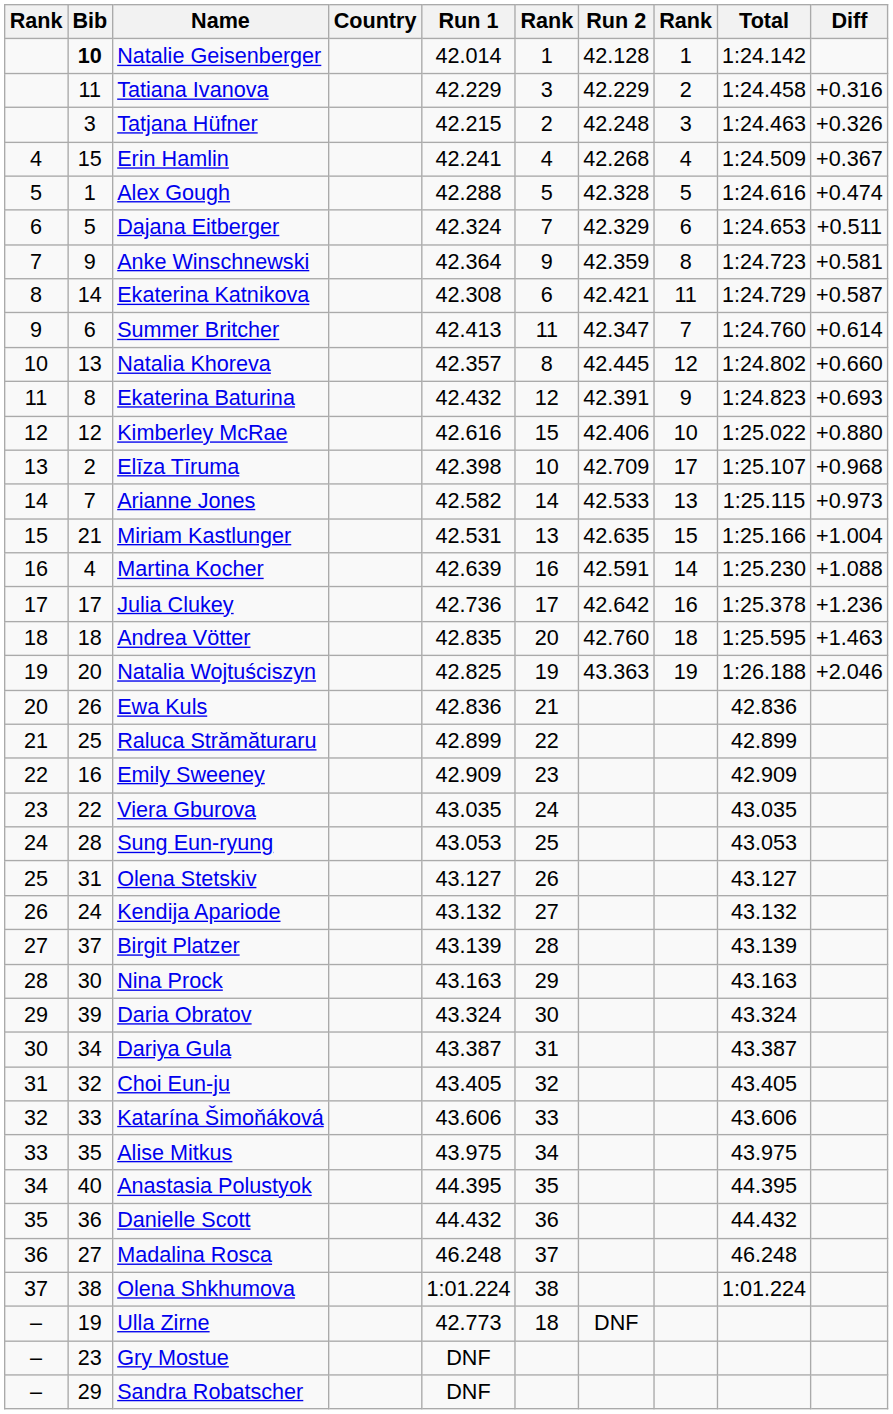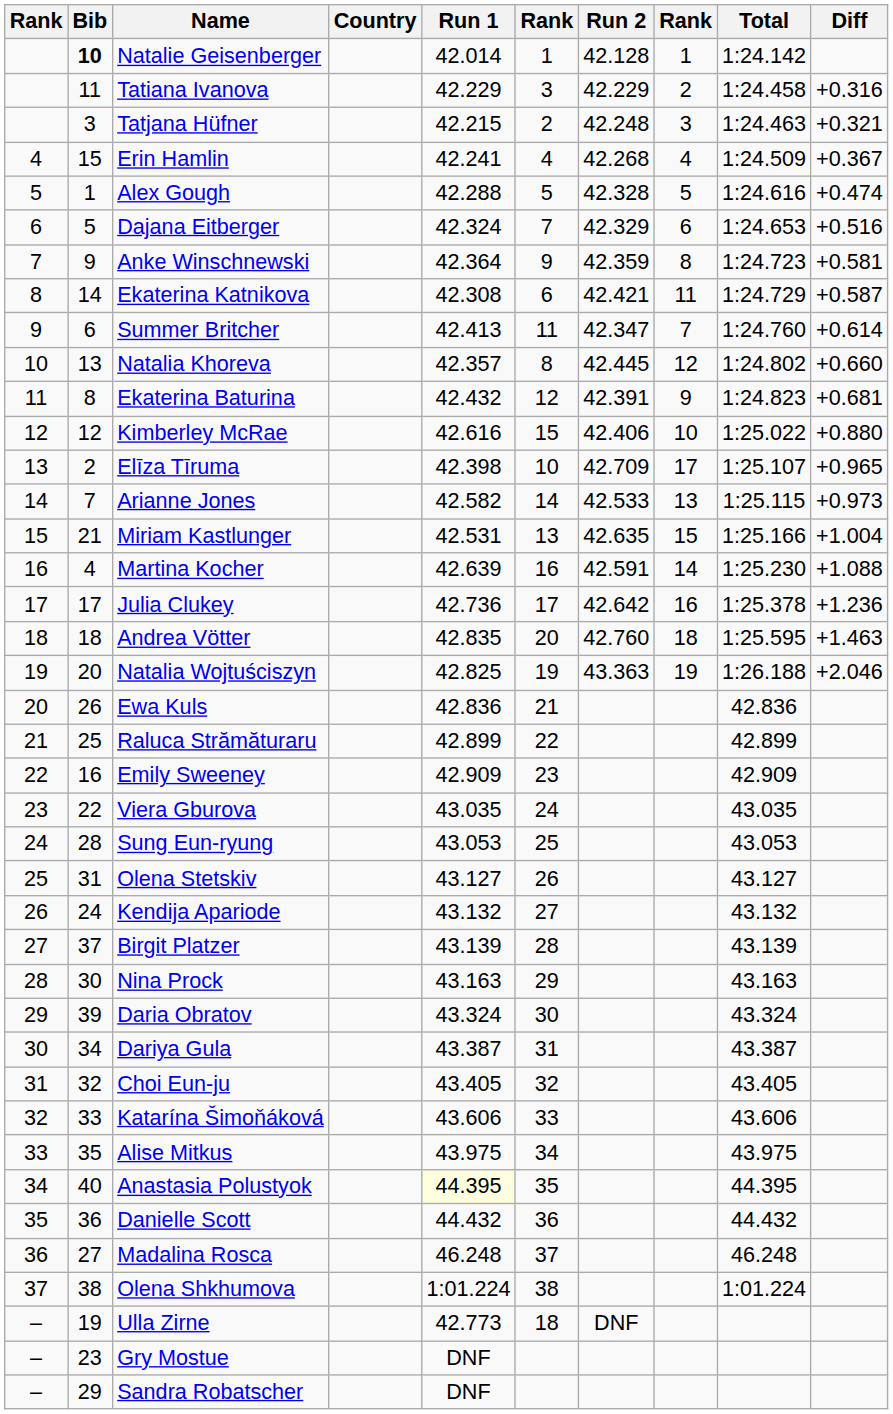(849, 124) +0.326 -> (849, 124) +0.321
(849, 227) +0.511 -> (849, 227) +0.516
(849, 398) +0.693 -> (849, 398) +0.681
(849, 466) +0.968 -> (849, 466) +0.965
(468, 1186) no background -> (468, 1186) lightyellow background
